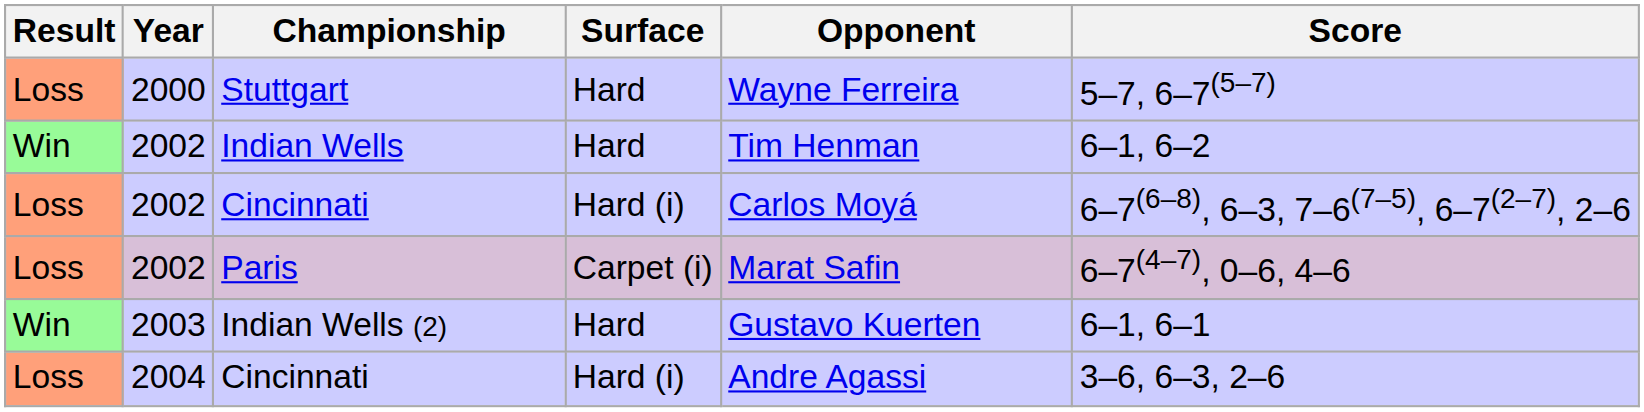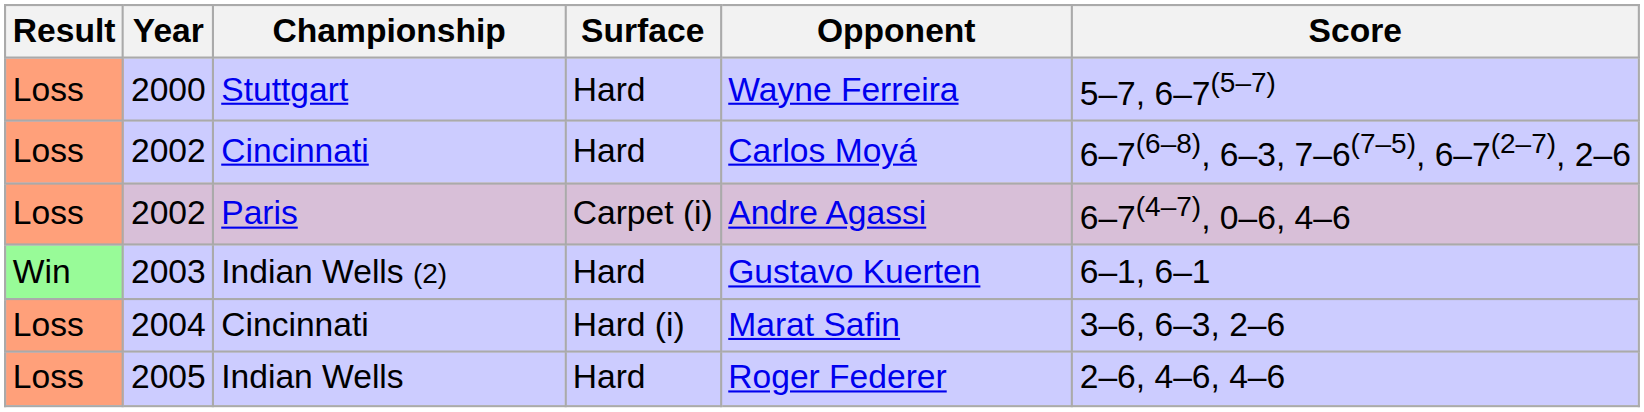- row: (168, 146)
(629, 204) Hard (i) -> (609, 151) Hard
(814, 266) Marat Safin -> (827, 213) Andre Agassi
(827, 378) Andre Agassi -> (814, 324) Marat Safin
+ row: (168, 378)
